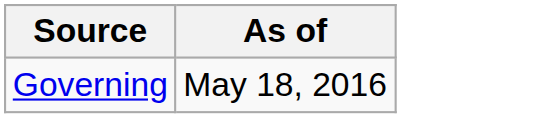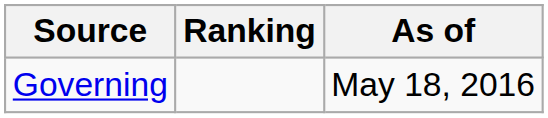+ column: (250, 31)
